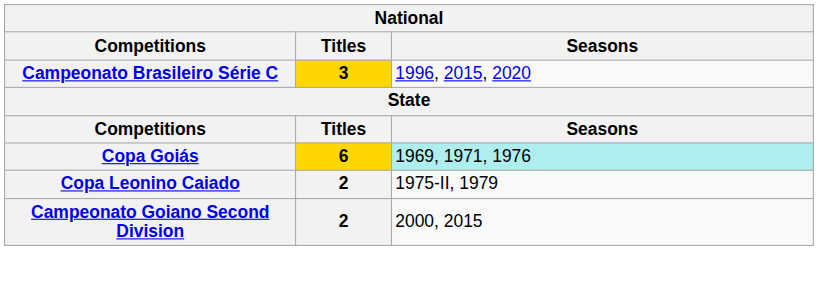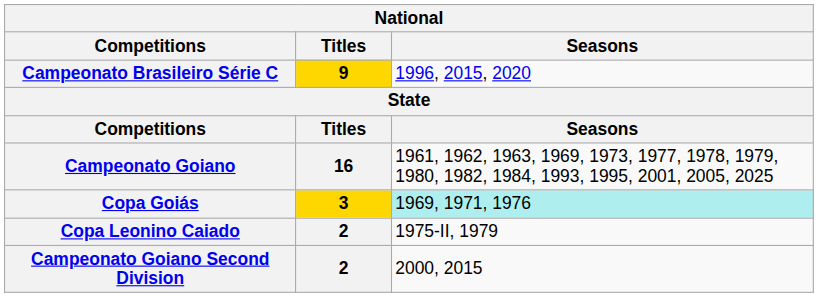(344, 73) 3 -> (344, 73) 9
+ row: (150, 166)
(344, 156) 6 -> (344, 203) 3
